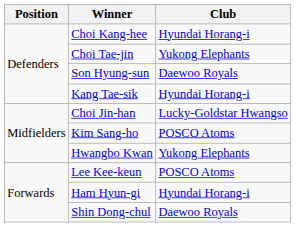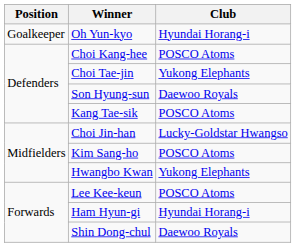+ row: (102, 34)
(204, 34) Hyundai Horang-i -> (196, 53) POSCO Atoms
(204, 93) Hyundai Horang-i -> (196, 113) POSCO Atoms
